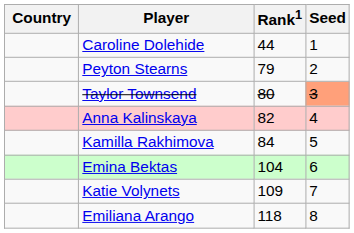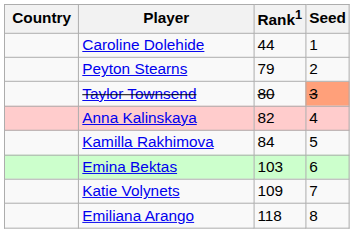(270, 166) 104 -> (270, 166) 103
